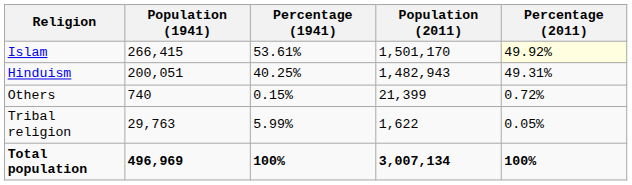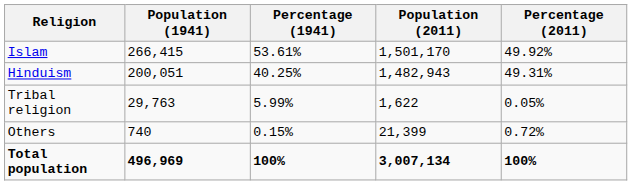(528, 52) lightyellow background -> (528, 52) no background
rows swapped: (40, 125) <-> (32, 95)
